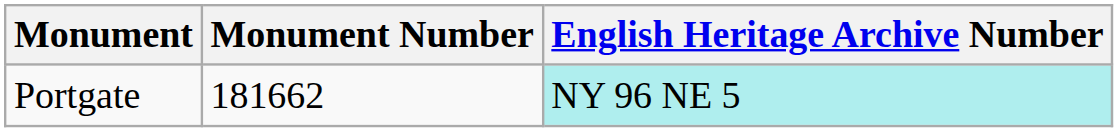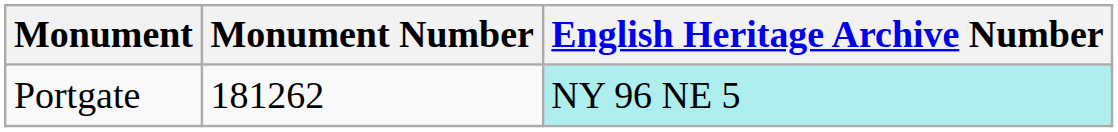(267, 94) 181662 -> (267, 94) 181262
